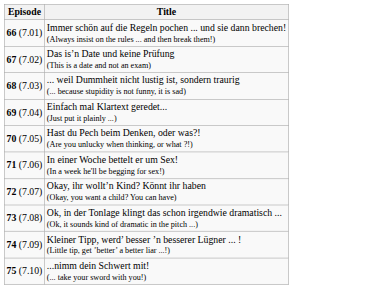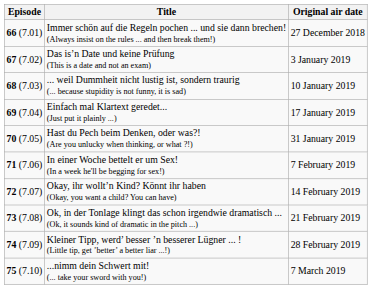+ column: (328, 12)
